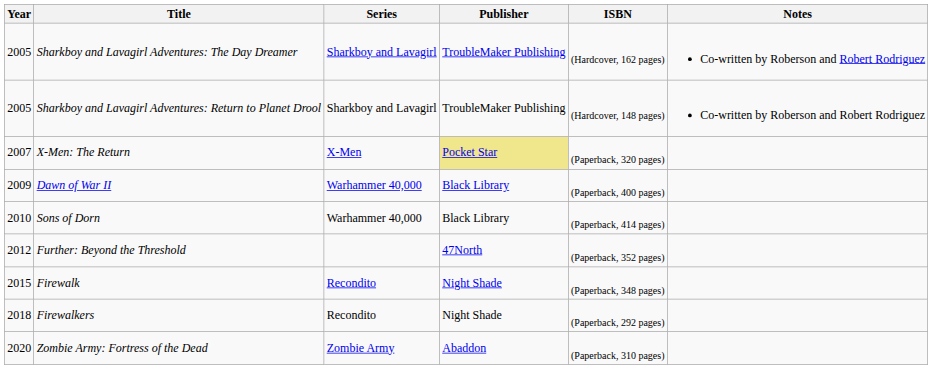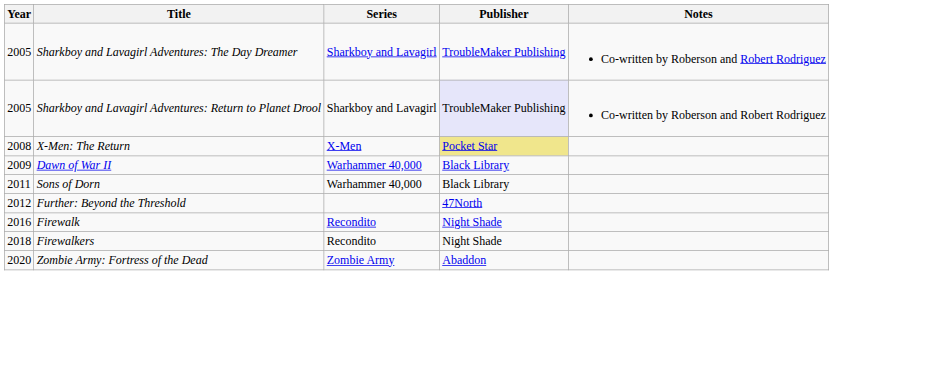- column: (618, 14)
(504, 108) no background -> (504, 108) lavender background
(19, 152) 2007 -> (19, 146) 2008
(19, 217) 2010 -> (19, 184) 2011
(19, 282) 2015 -> (19, 222) 2016
